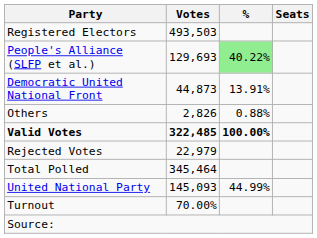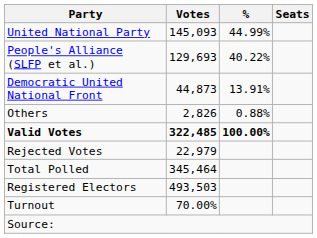rows swapped: (79, 187) <-> (72, 32)
(249, 57) lightgreen background -> (249, 57) no background
